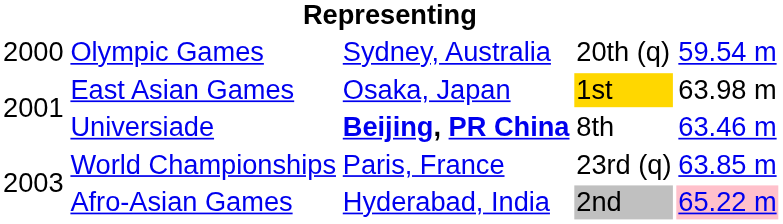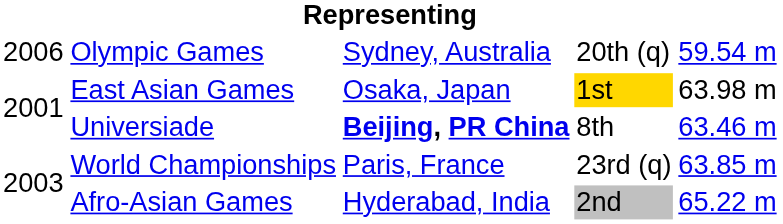(33, 52) 2000 -> (33, 52) 2006
(727, 202) pink background -> (727, 202) no background
